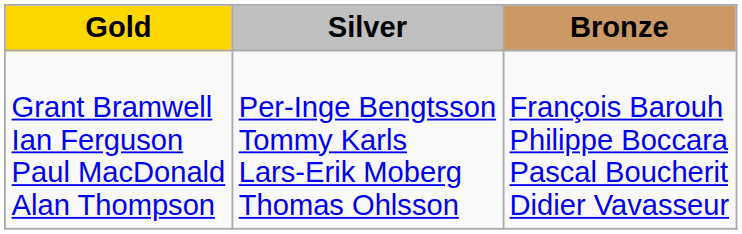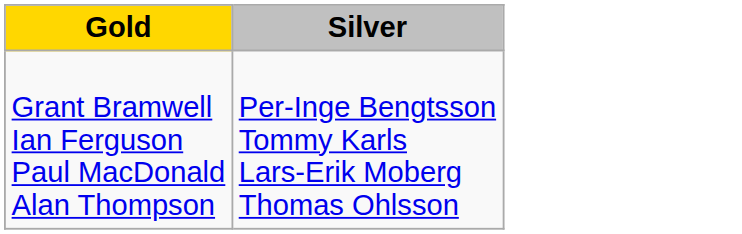- column: (619, 27)
